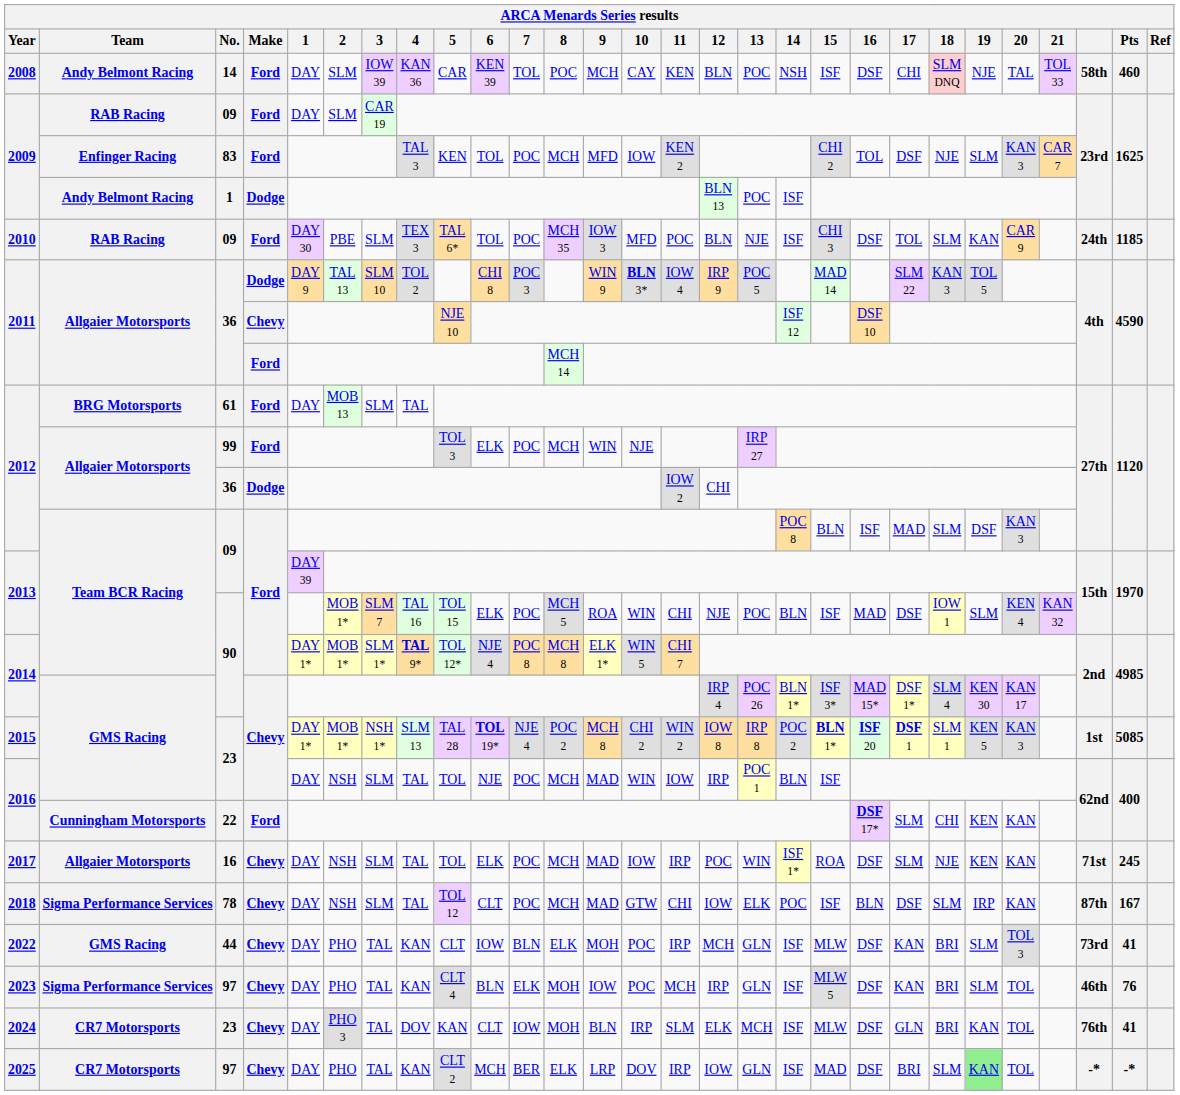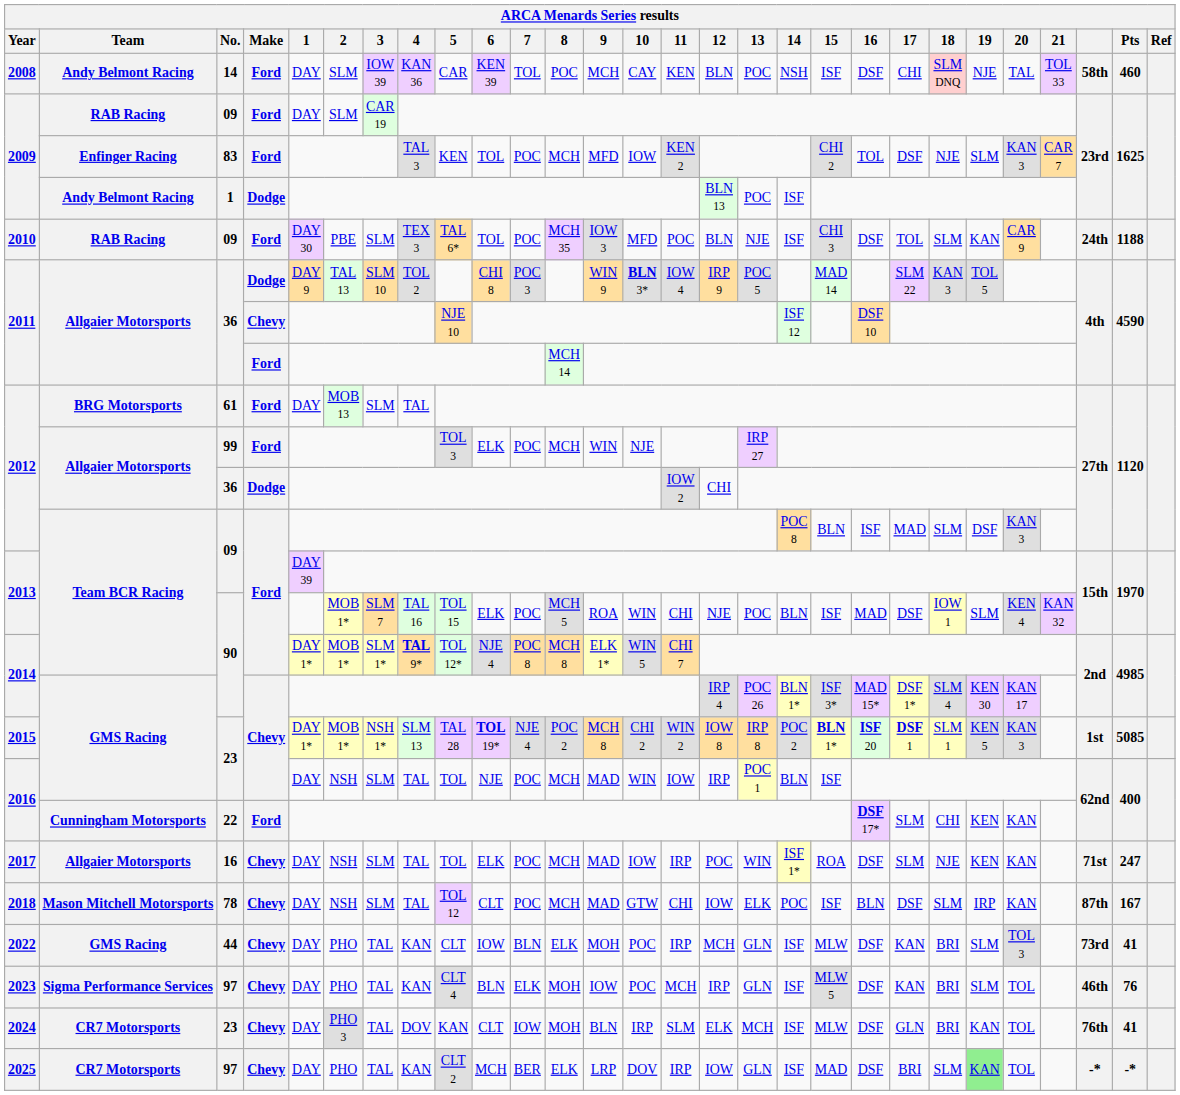(1129, 239) 1185 -> (1130, 239) 1188
(1129, 862) 245 -> (1130, 862) 247
(128, 903) Sigma Performance Services -> (128, 903) Mason Mitchell Motorsports
